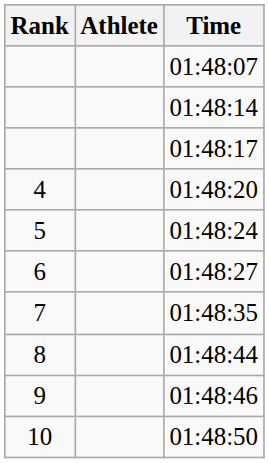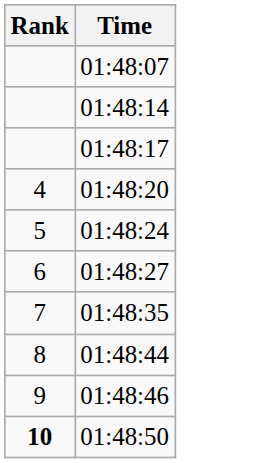- column: (119, 25)
(40, 436) normal -> (40, 436) bold
